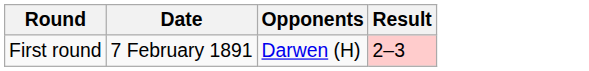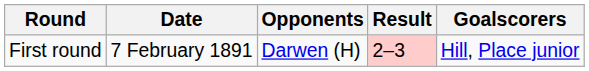+ column: (510, 19)
